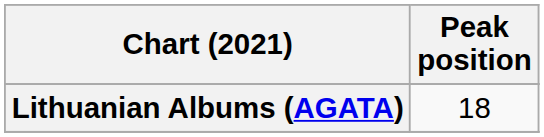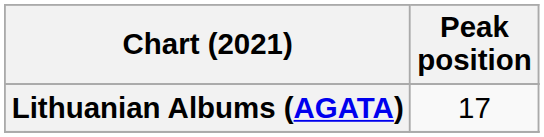(474, 107) 18 -> (474, 107) 17
